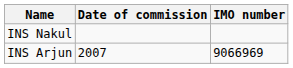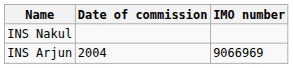(92, 53) 2007 -> (92, 53) 2004
